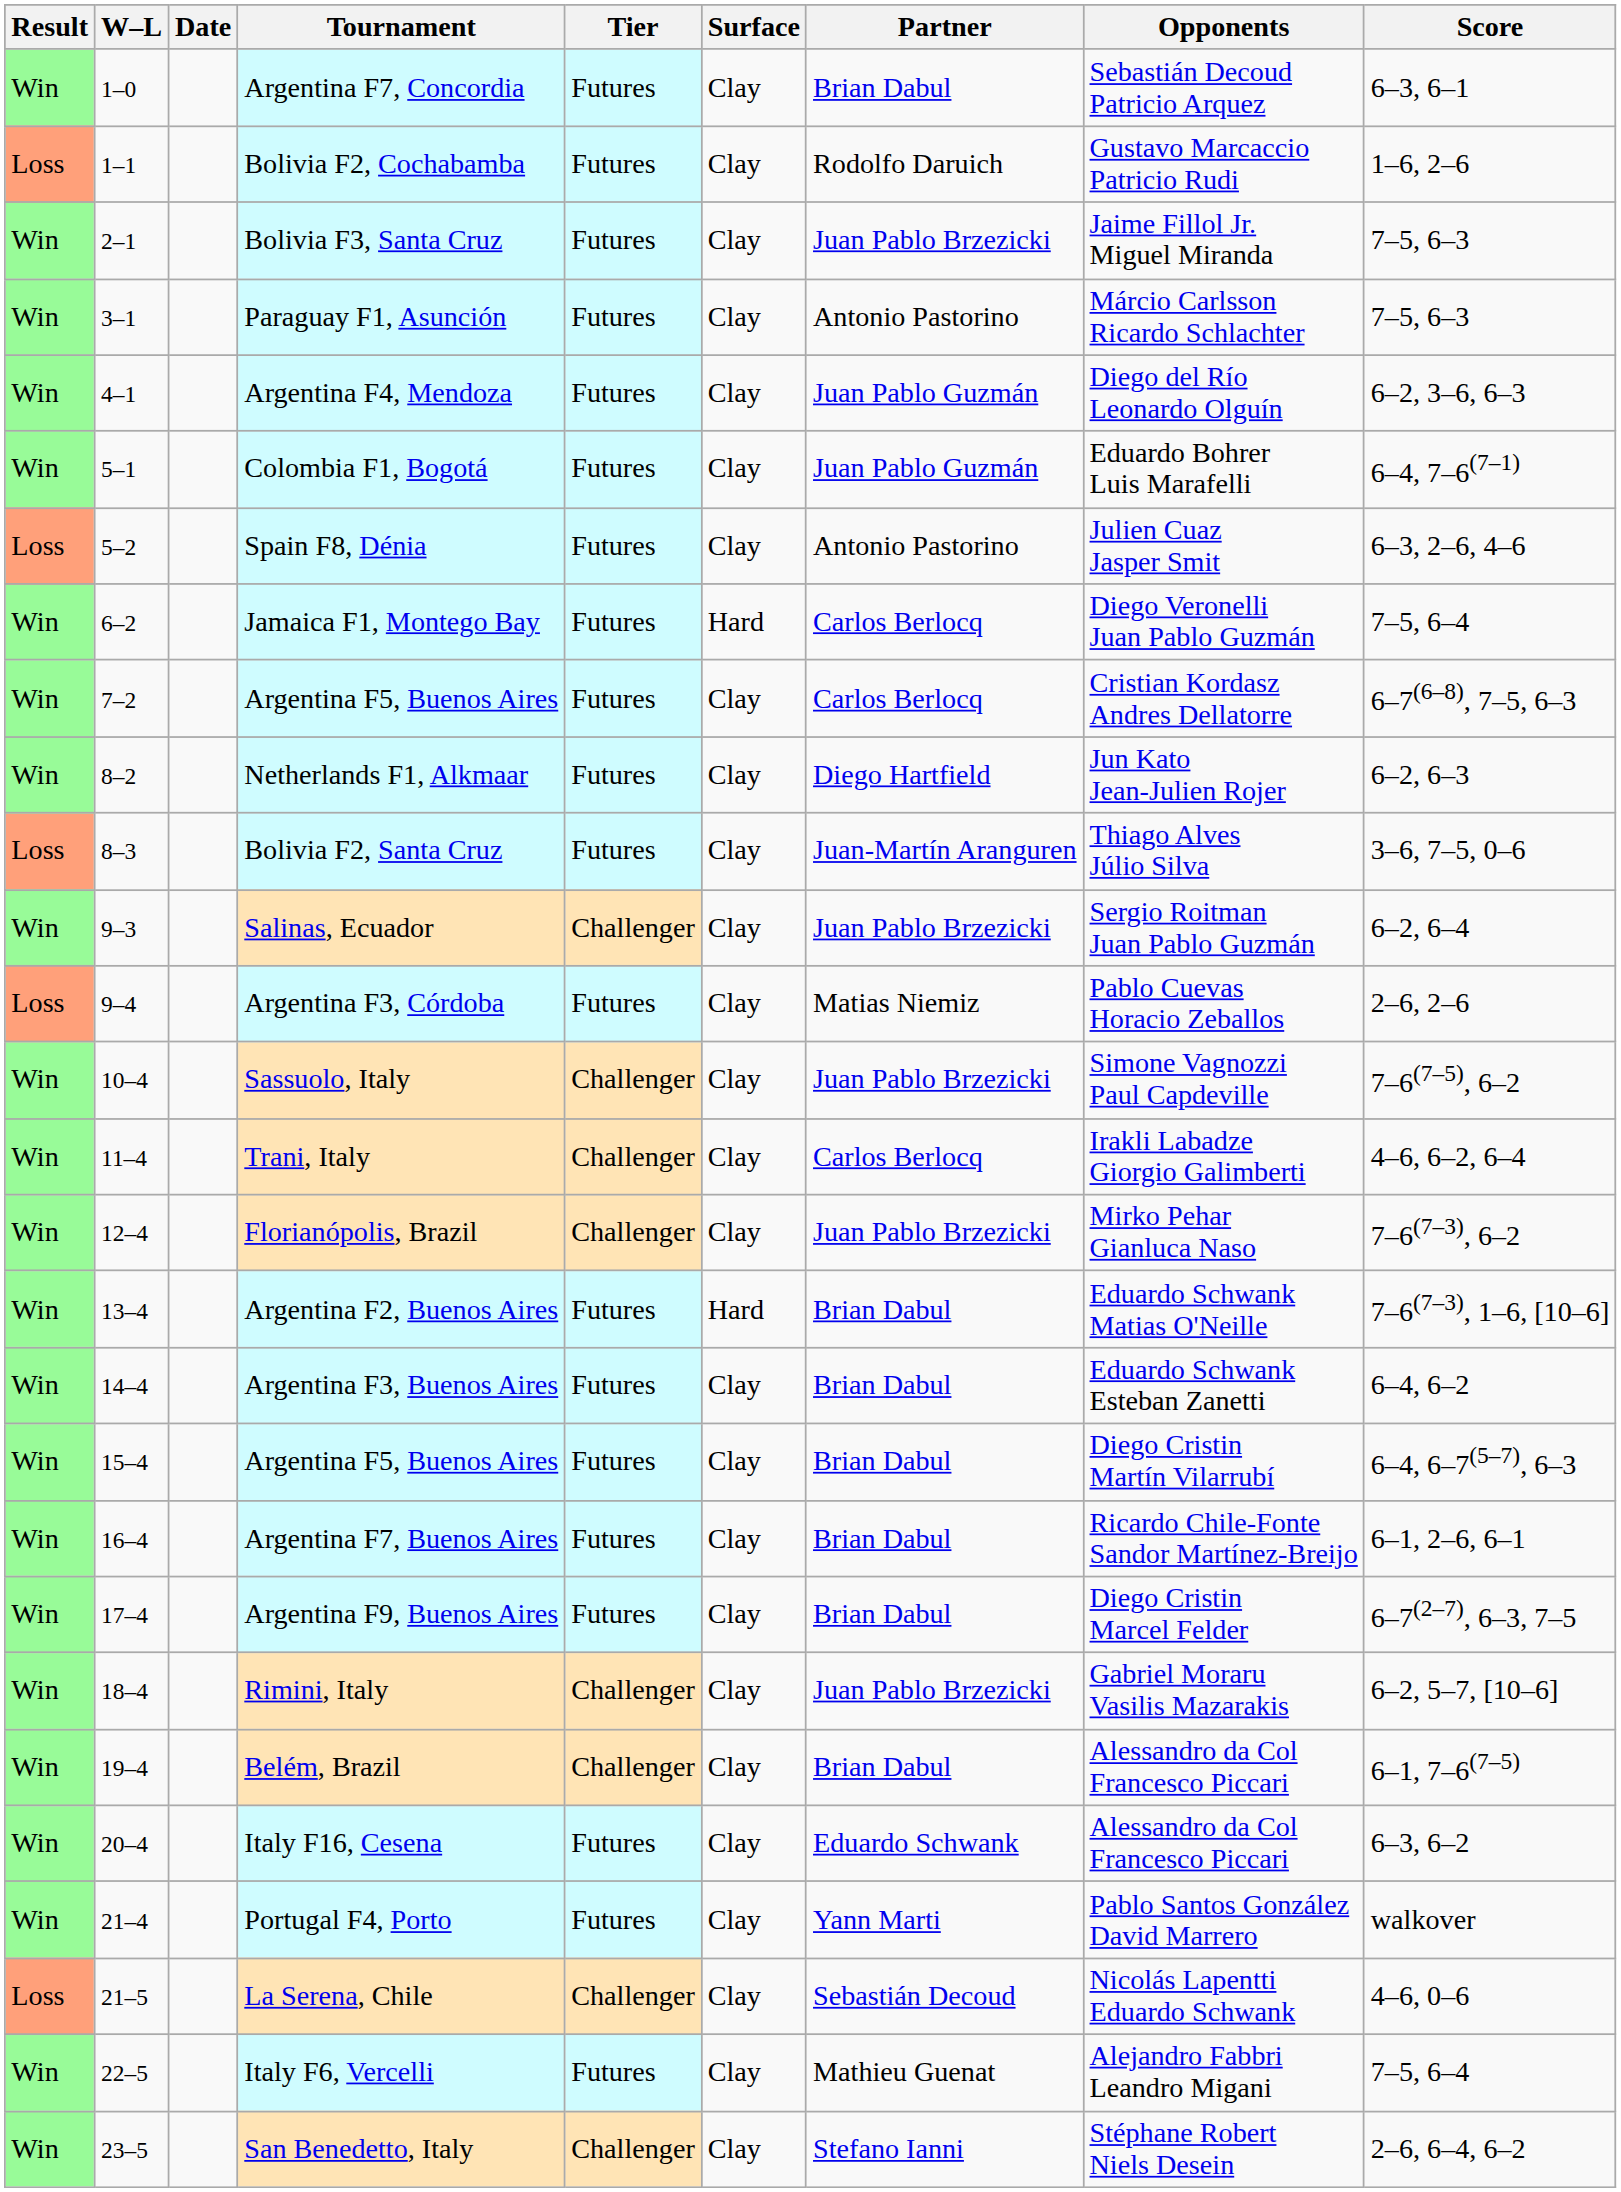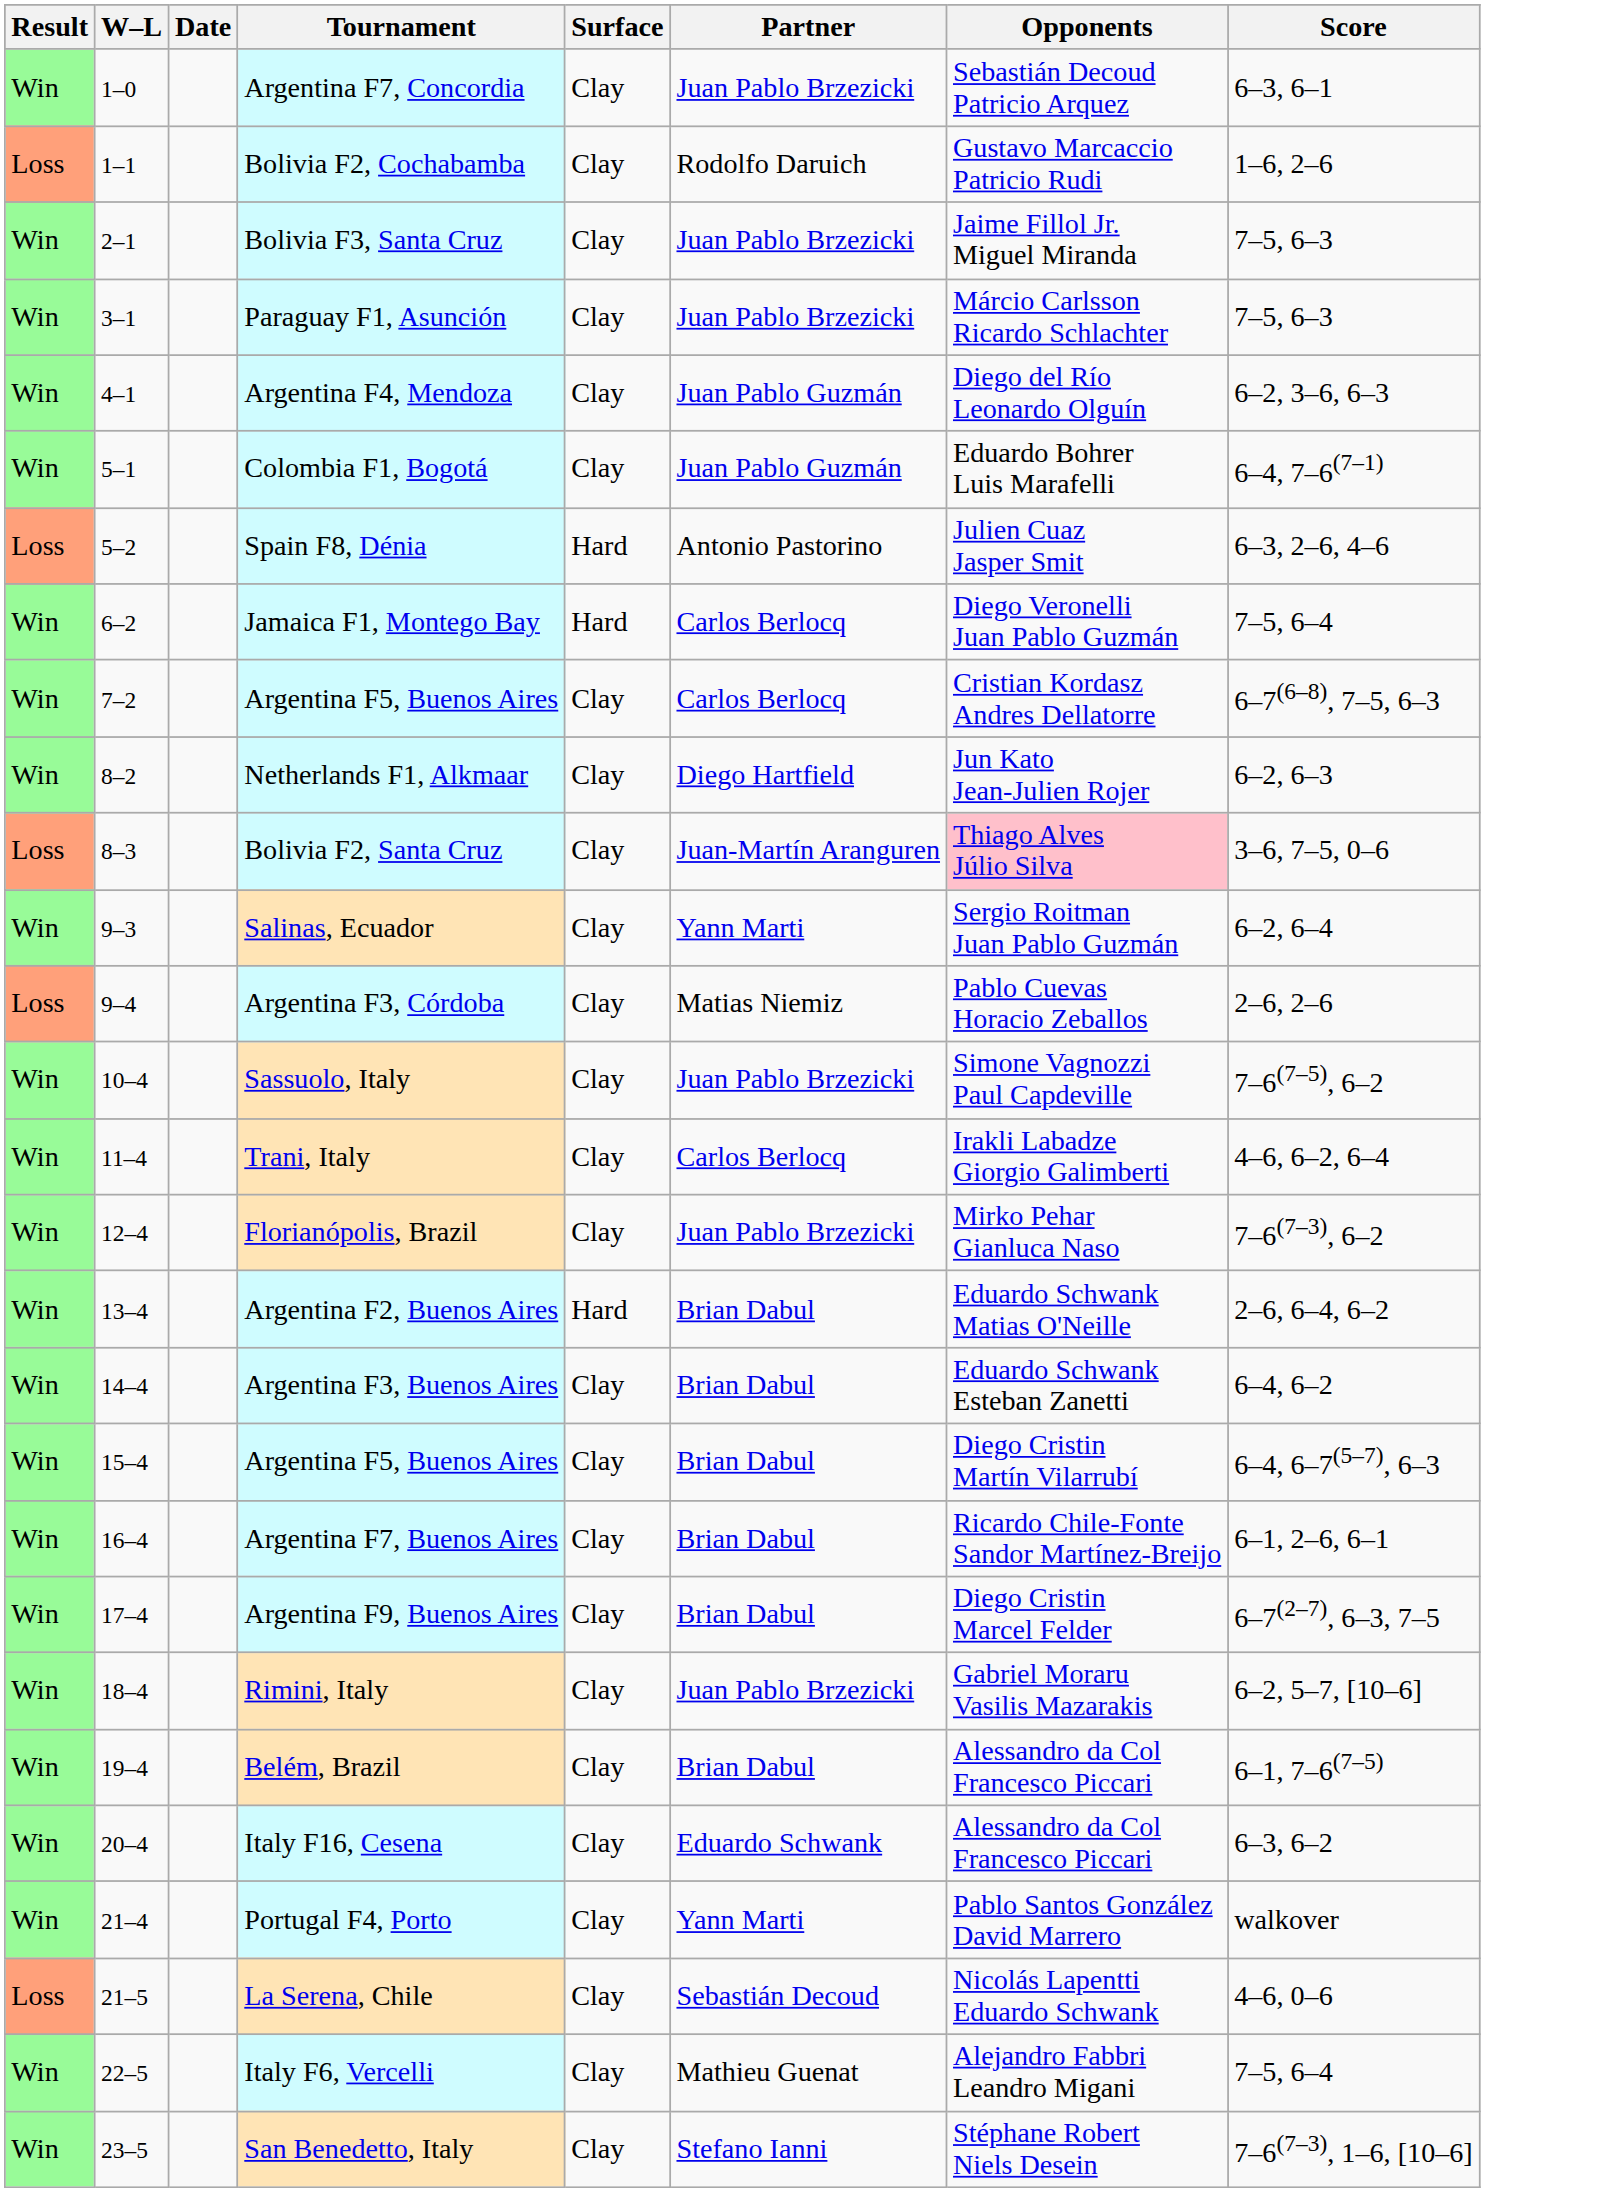- column: (633, 26)
(882, 87) Brian Dabul -> (795, 87) Juan Pablo Brzezicki
(916, 316) Antonio Pastorino -> (795, 316) Juan Pablo Brzezicki
(734, 545) Clay -> (599, 545) Hard
(1165, 850) no background -> (1028, 850) pink background
(932, 927) Juan Pablo Brzezicki -> (740, 927) Yann Marti
(1490, 1308) 7–6(7–3), 1–6, [10–6] -> (1312, 1308) 2–6, 6–4, 6–2
(1448, 2148) 2–6, 6–4, 6–2 -> (1353, 2148) 7–6(7–3), 1–6, [10–6]
